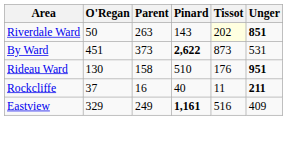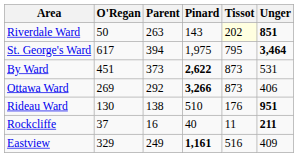+ row: (49, 50)
+ row: (38, 87)
(144, 69) 158 -> (155, 106) 138
